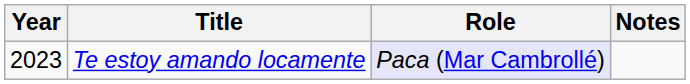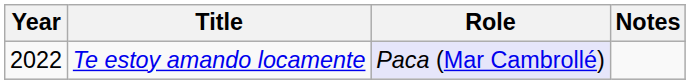(36, 60) 2023 -> (36, 60) 2022
